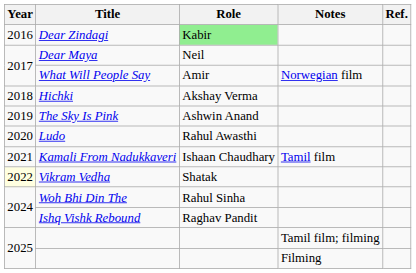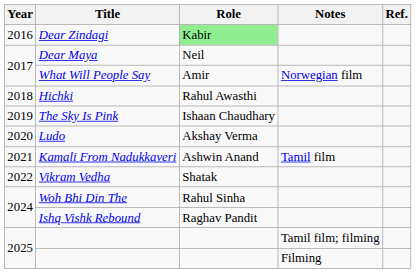(220, 95) Akshay Verma -> (219, 95) Rahul Awasthi
(220, 116) Ashwin Anand -> (229, 116) Ishaan Chaudhary
(219, 136) Rahul Awasthi -> (220, 136) Akshay Verma
(229, 156) Ishaan Chaudhary -> (220, 156) Ashwin Anand
(20, 177) lightyellow background -> (20, 177) no background
